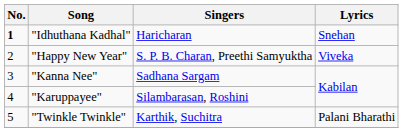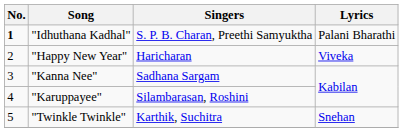(164, 35) Haricharan -> (224, 35) S. P. B. Charan, Preethi Samyuktha
(336, 35) Snehan -> (357, 35) Palani Bharathi
(224, 56) S. P. B. Charan, Preethi Samyuktha -> (164, 56) Haricharan
(357, 117) Palani Bharathi -> (336, 117) Snehan
